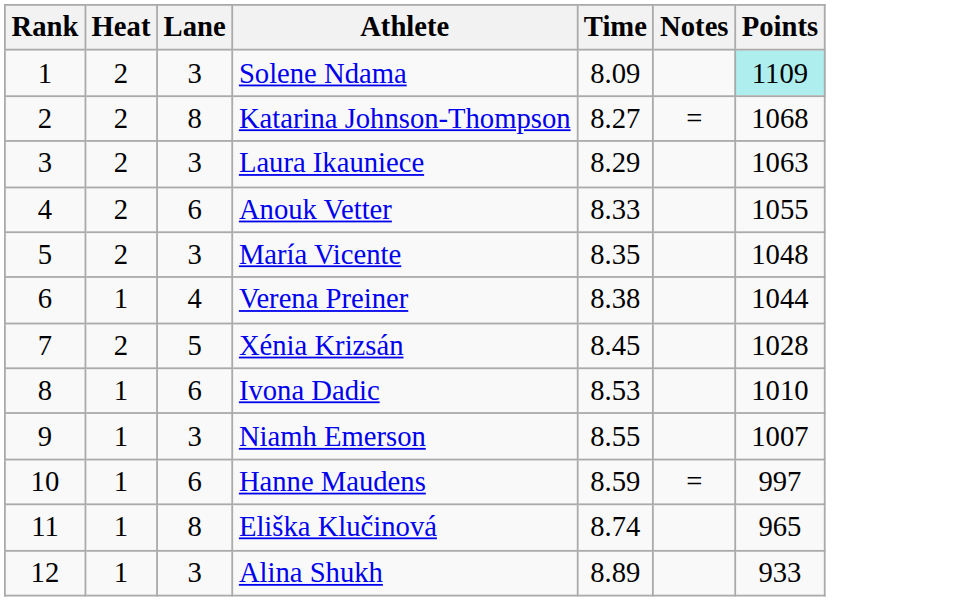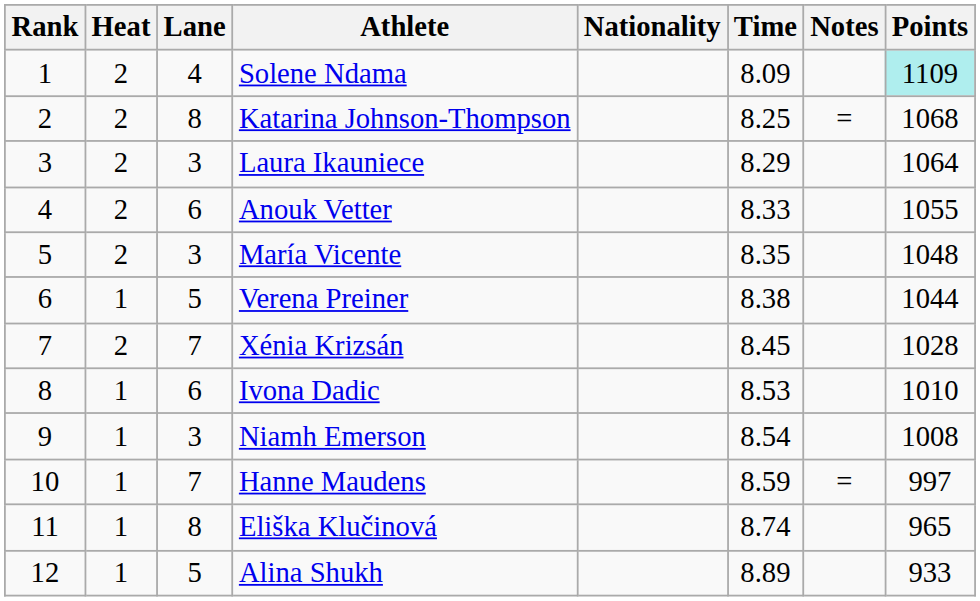+ column: (652, 27)
(195, 72) 3 -> (195, 72) 4
(615, 118) 8.27 -> (765, 118) 8.25
(780, 163) 1063 -> (930, 163) 1064
(195, 299) 4 -> (195, 299) 5
(195, 345) 5 -> (195, 345) 7
(615, 436) 8.55 -> (765, 436) 8.54
(780, 436) 1007 -> (930, 436) 1008
(195, 481) 6 -> (195, 481) 7
(195, 572) 3 -> (195, 572) 5
